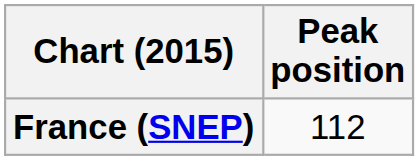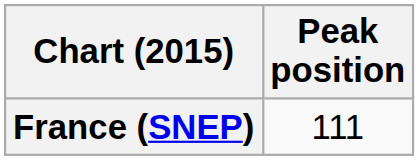(338, 126) 112 -> (338, 126) 111
